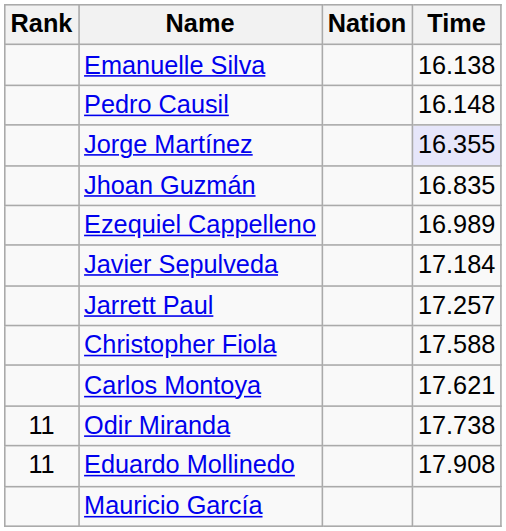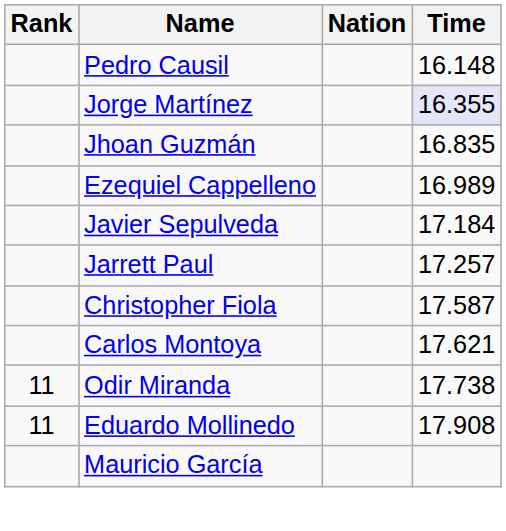- row: (175, 64)
(457, 345) 17.588 -> (457, 305) 17.587
